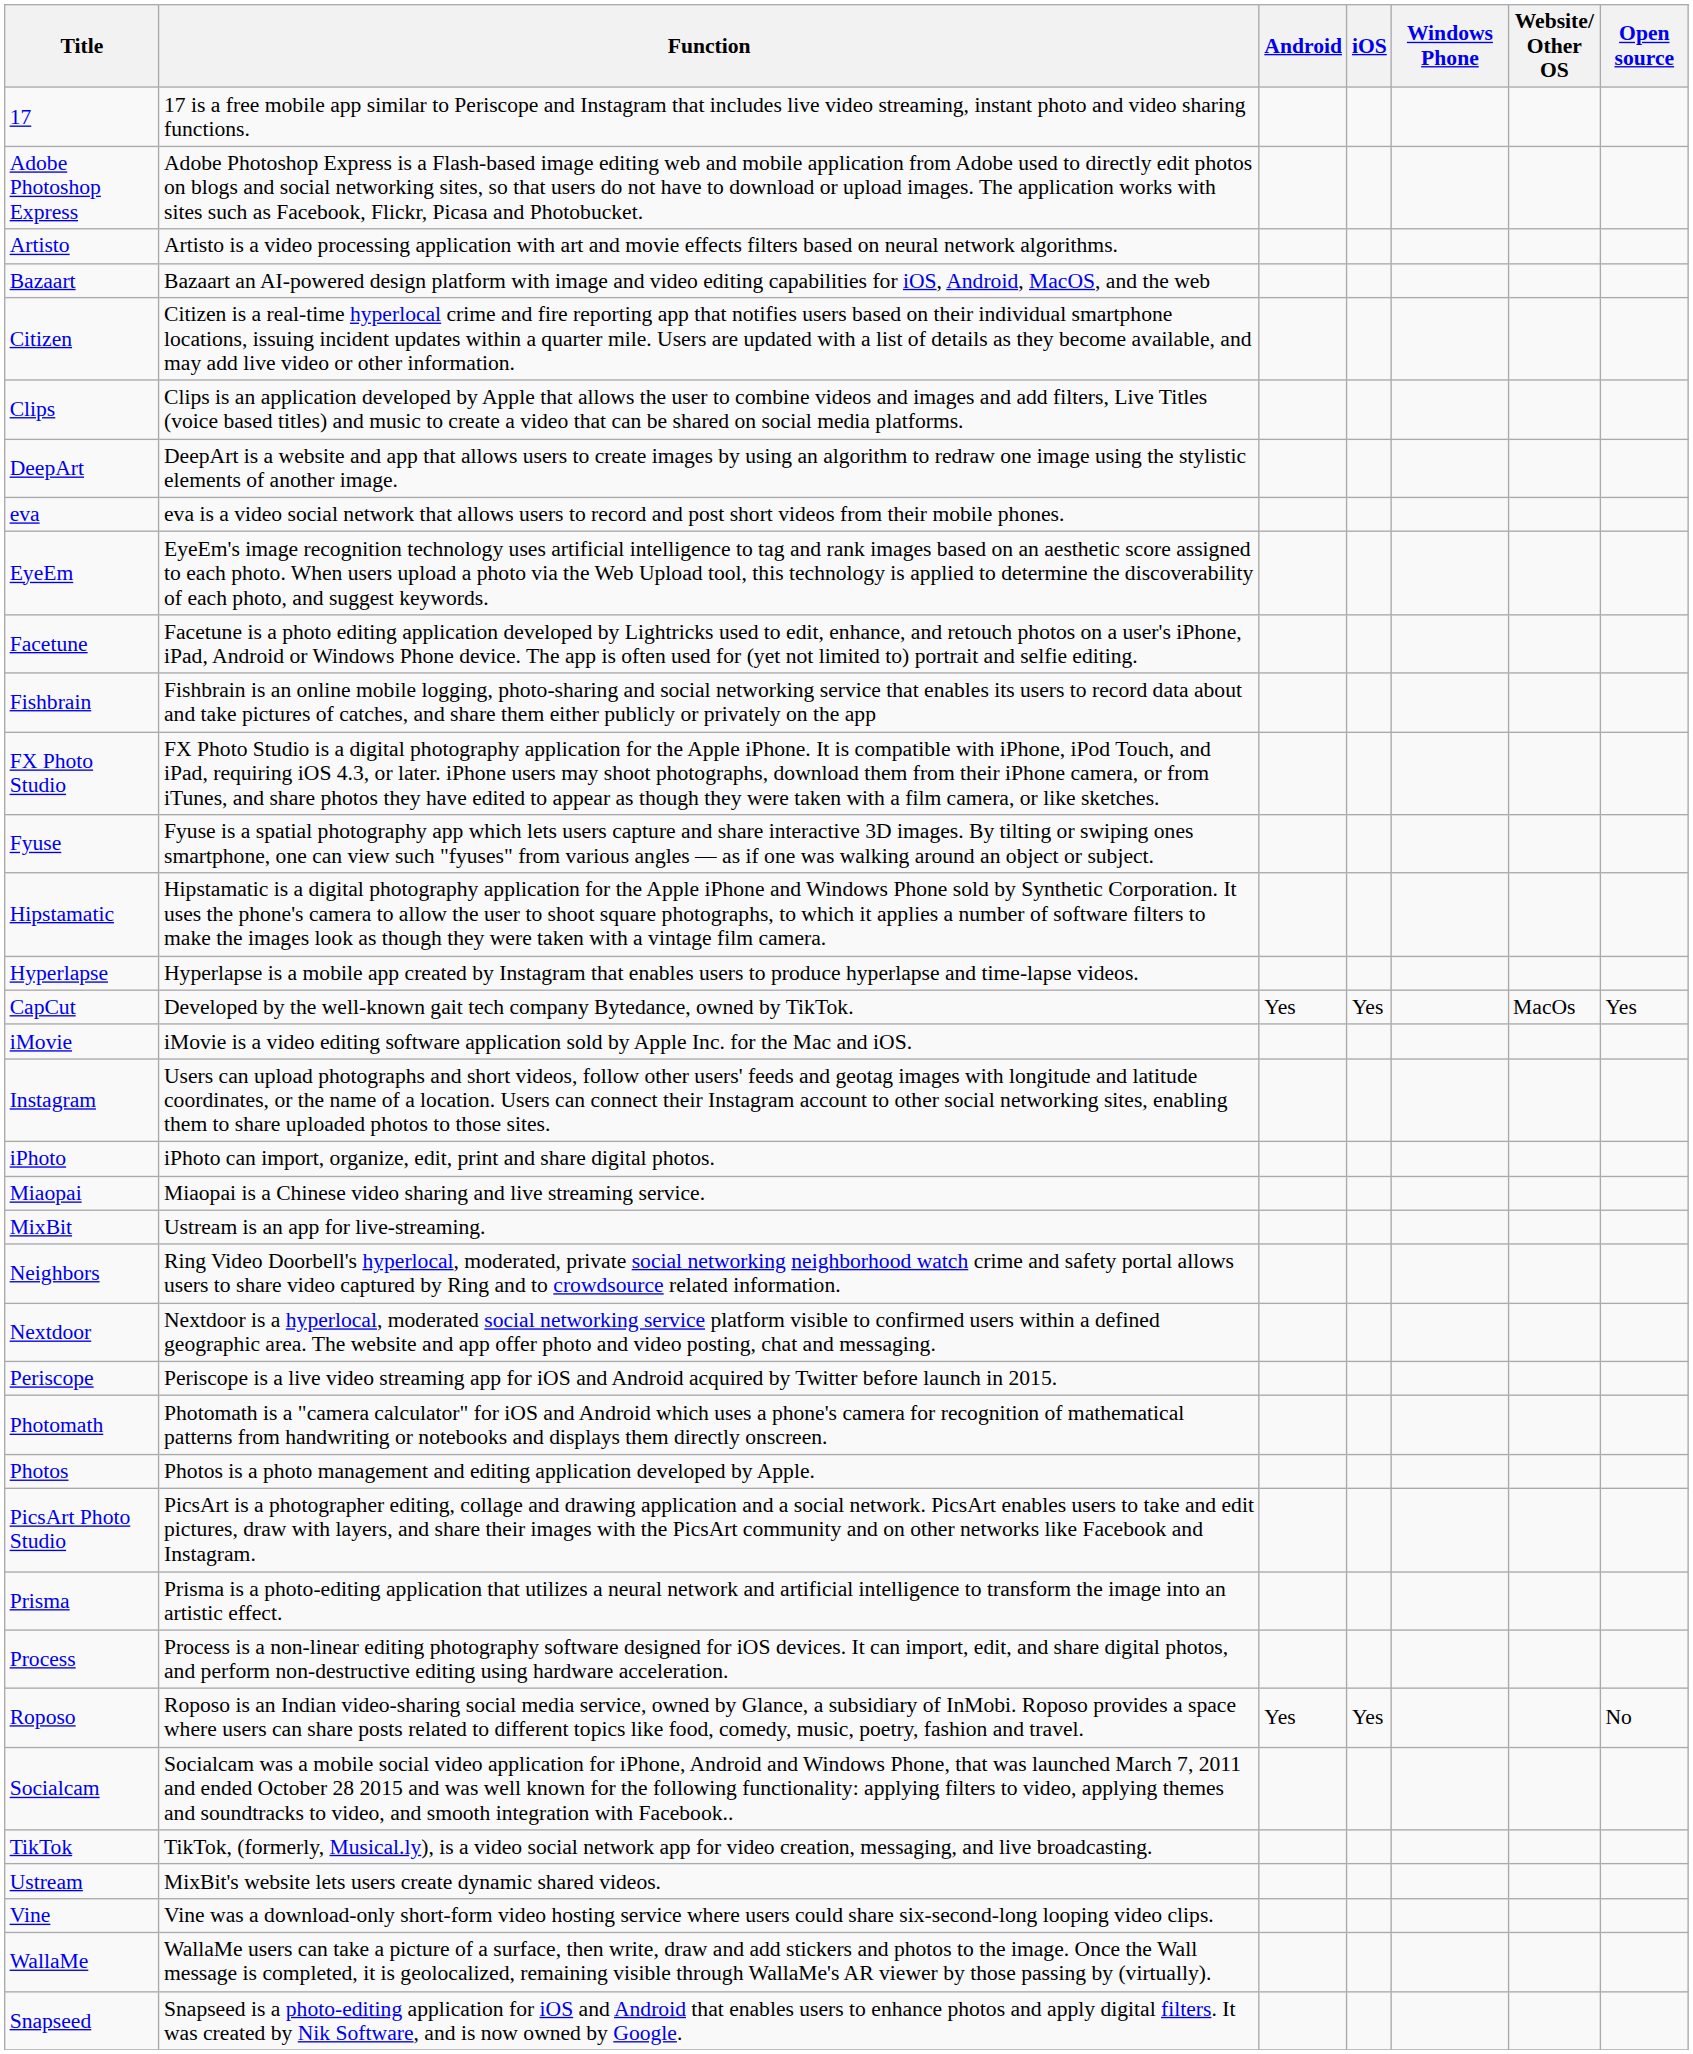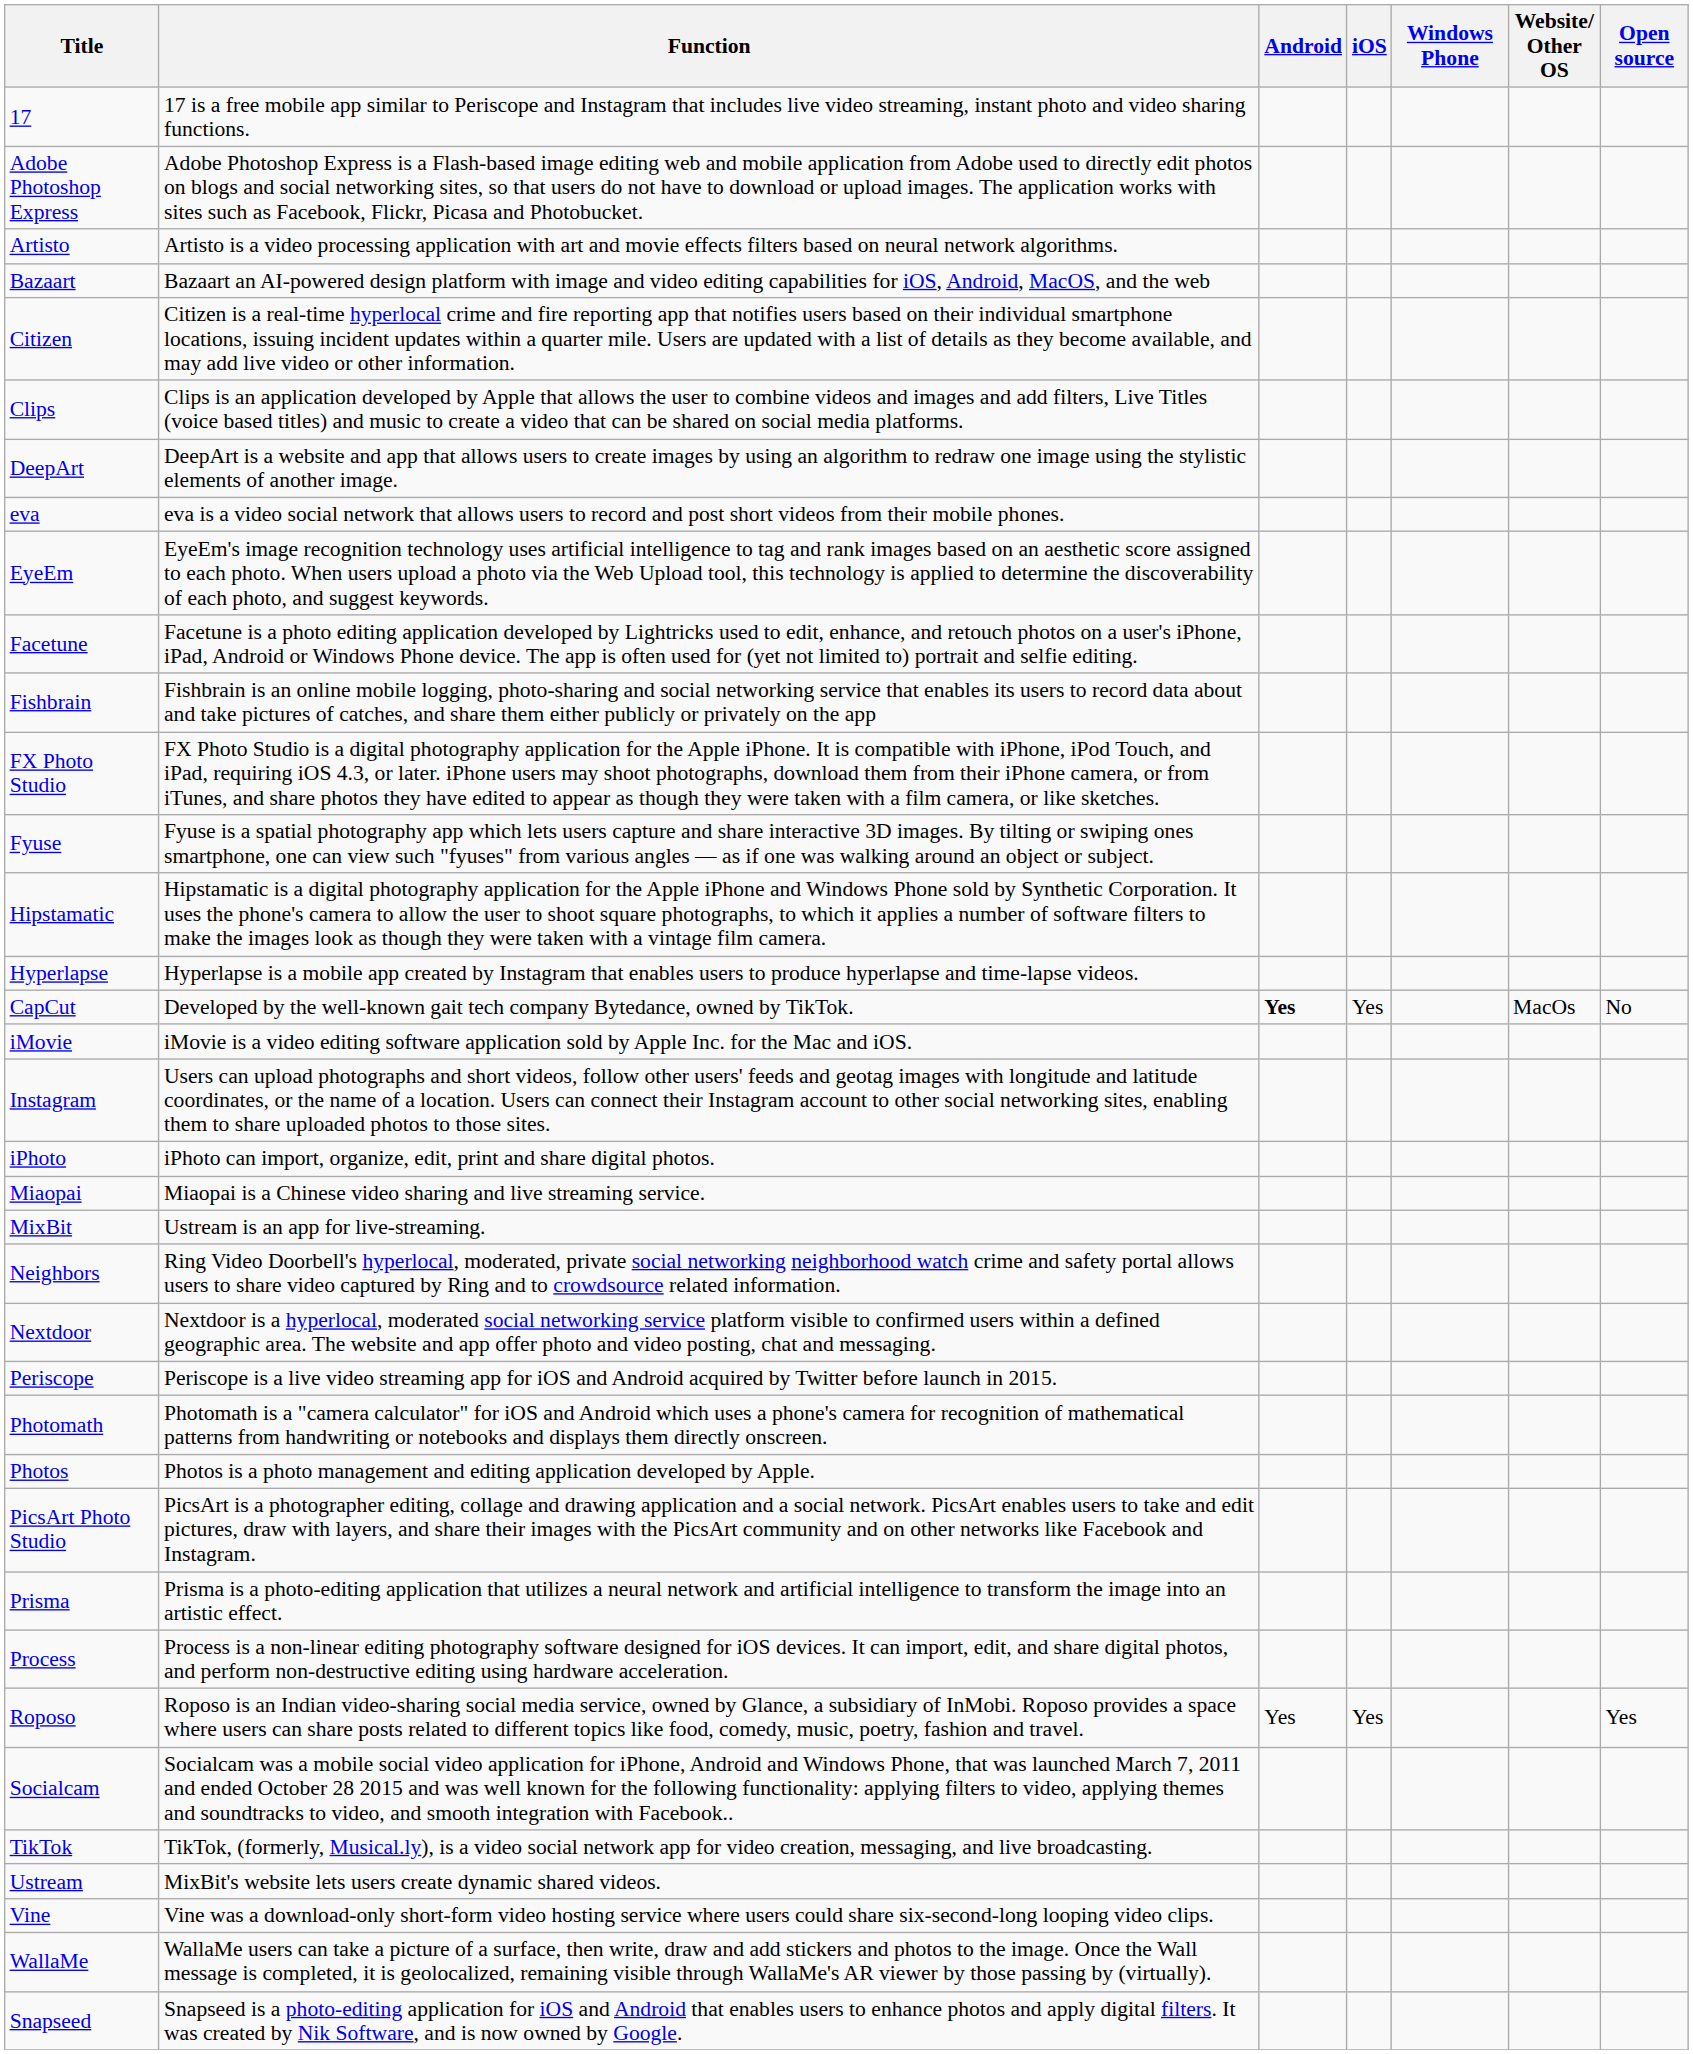(1280, 1007) normal -> (1280, 1007) bold
(1621, 1007) Yes -> (1619, 1007) No
(1619, 1717) No -> (1621, 1717) Yes
